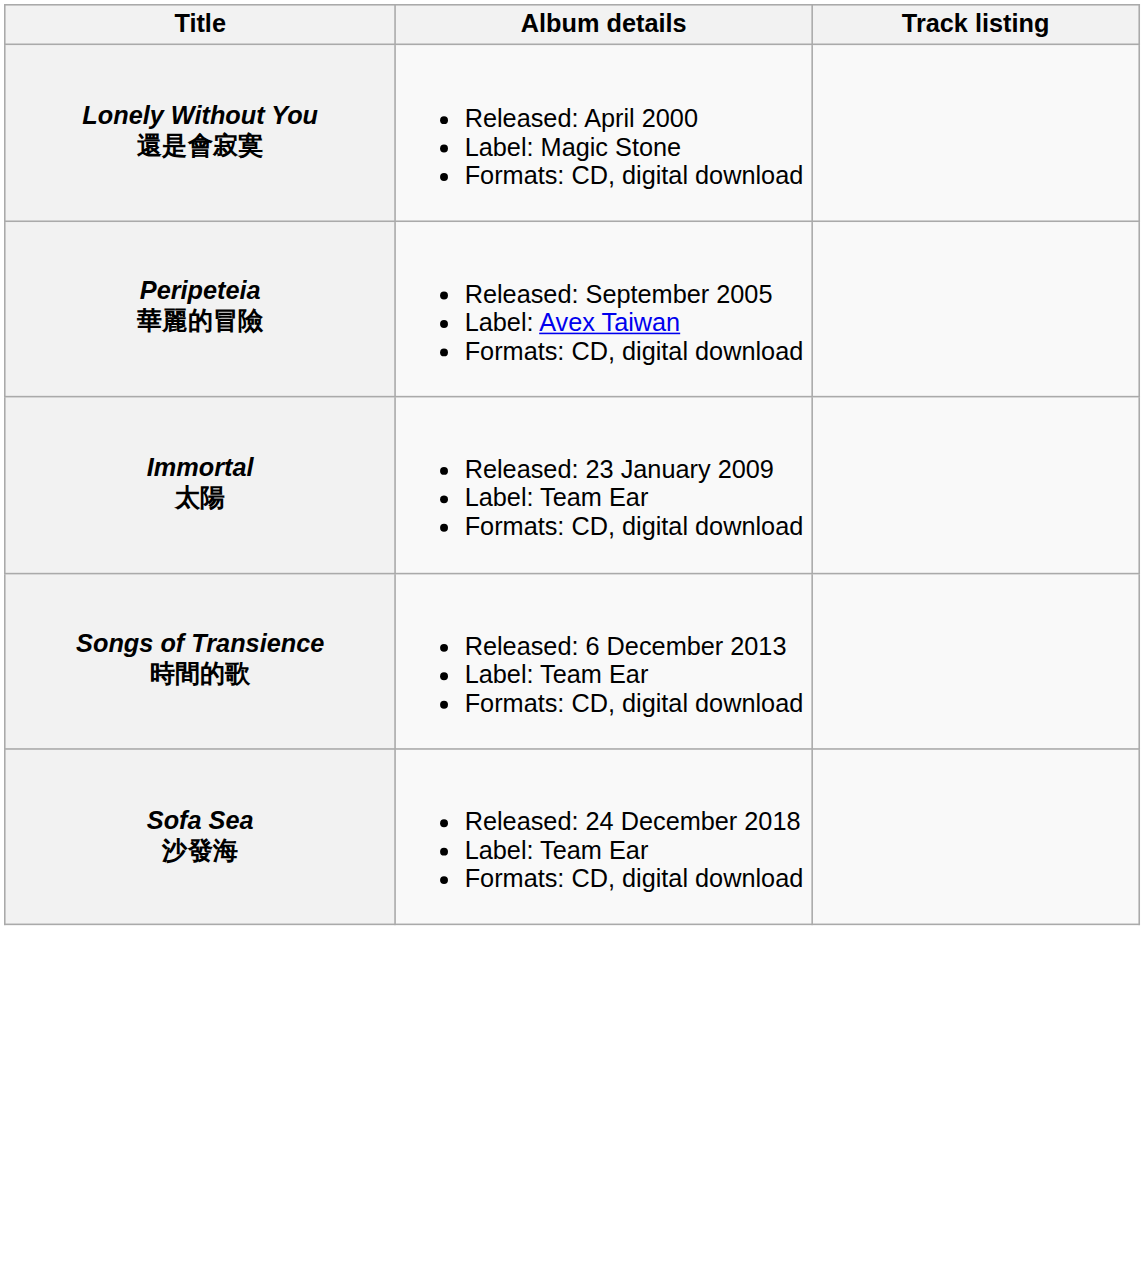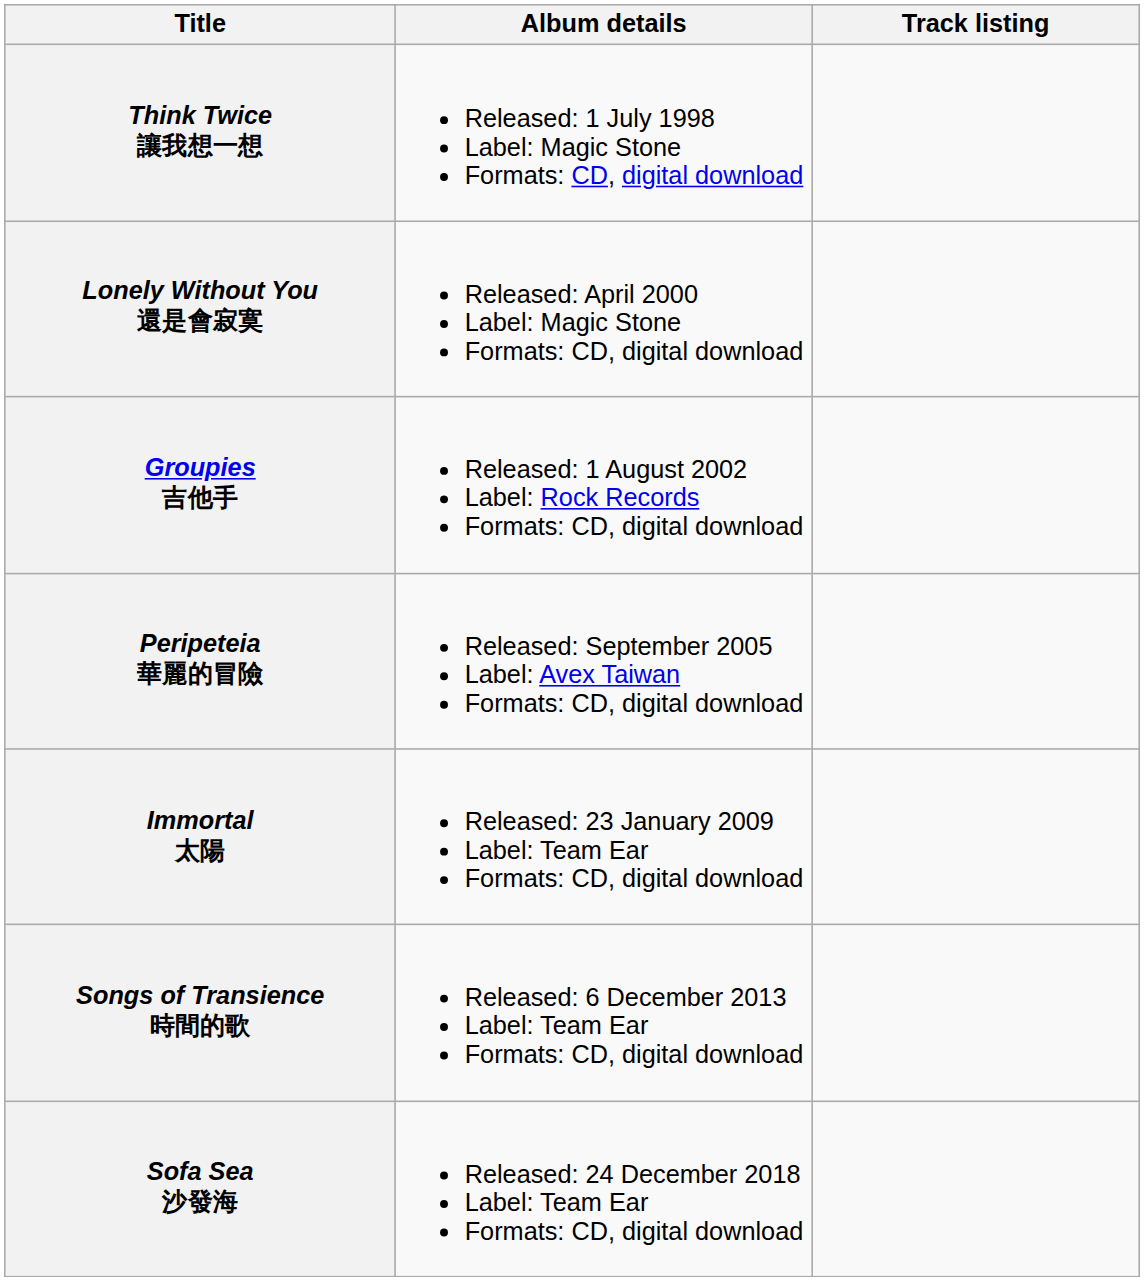+ row: (200, 130)
+ row: (200, 482)
